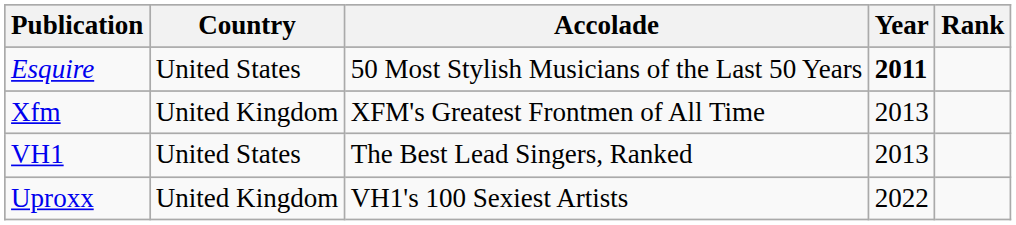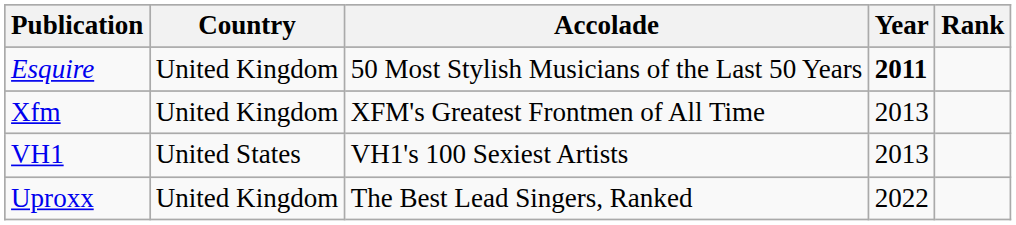(228, 68) United States -> (247, 68) United Kingdom
(522, 154) The Best Lead Singers, Ranked -> (490, 154) VH1's 100 Sexiest Artists
(490, 197) VH1's 100 Sexiest Artists -> (522, 197) The Best Lead Singers, Ranked
